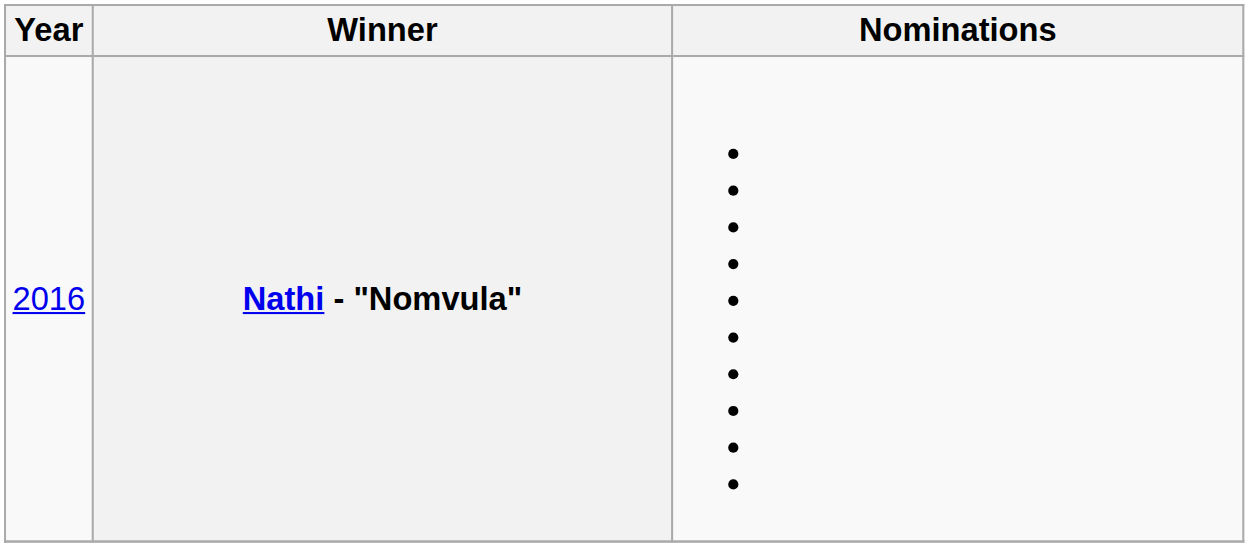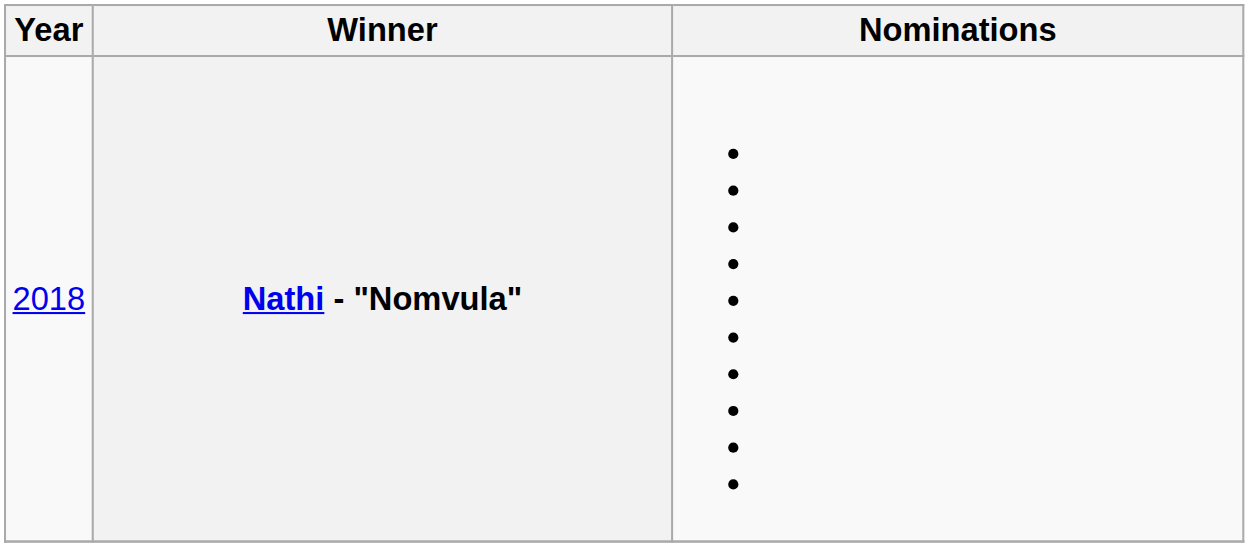(49, 298) 2016 -> (49, 298) 2018
